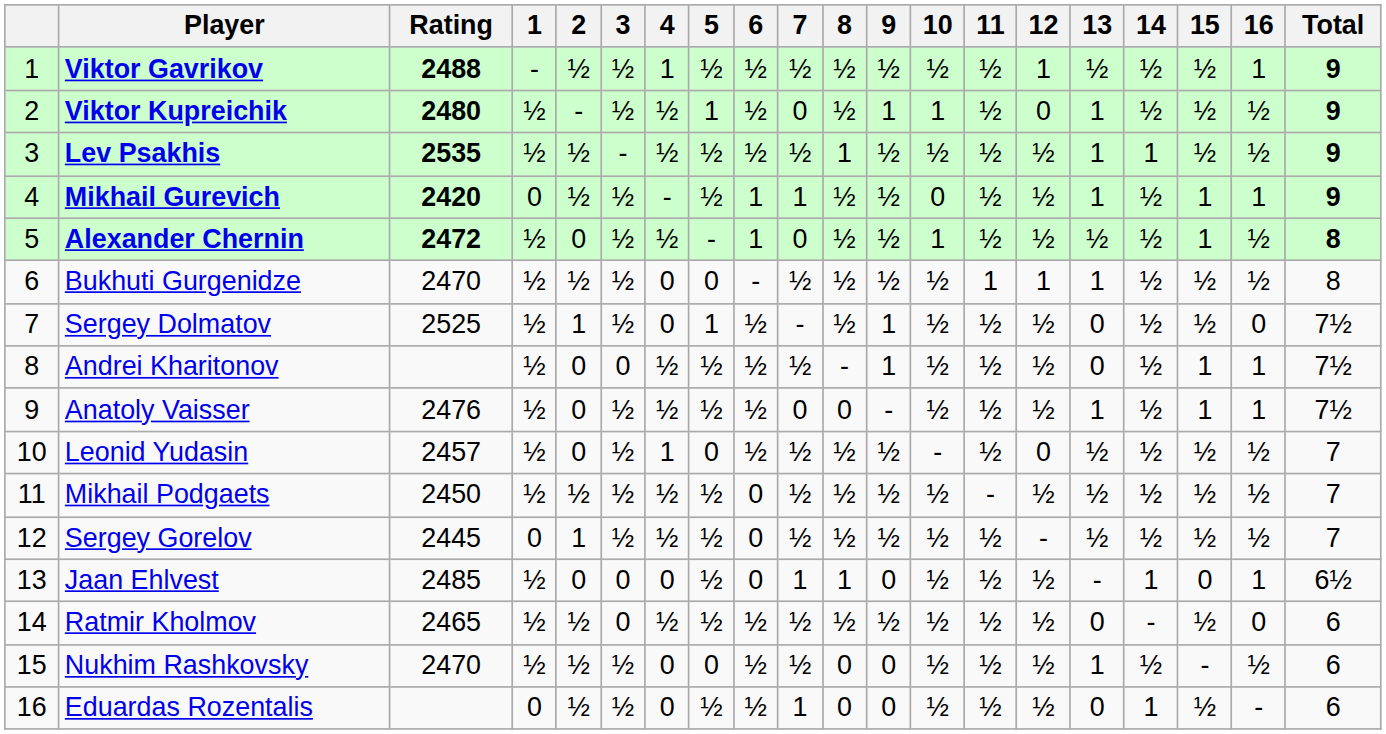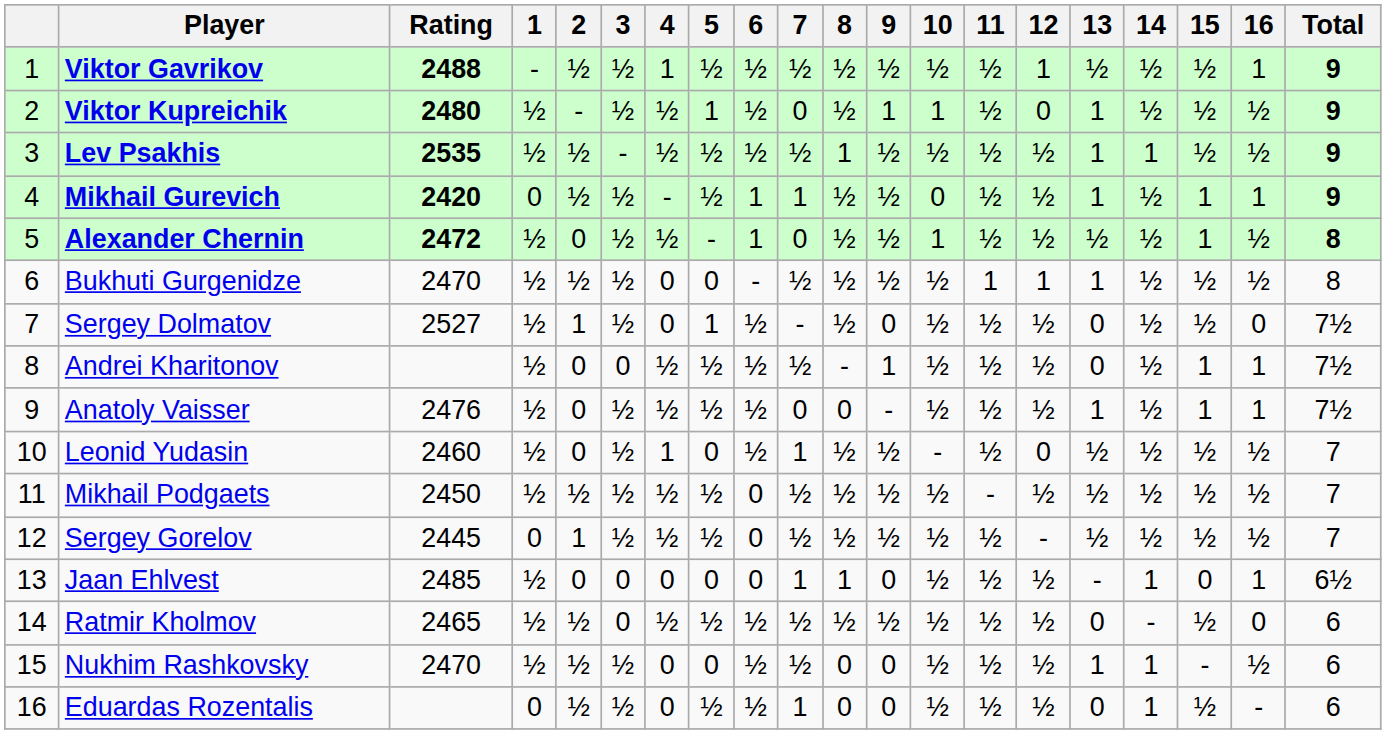(451, 324) 2525 -> (451, 324) 2527
(889, 324) 1 -> (889, 324) 0
(451, 452) 2457 -> (451, 452) 2460
(800, 452) ½ -> (800, 452) 1
(712, 580) ½ -> (712, 580) 0
(1151, 665) ½ -> (1151, 665) 1
